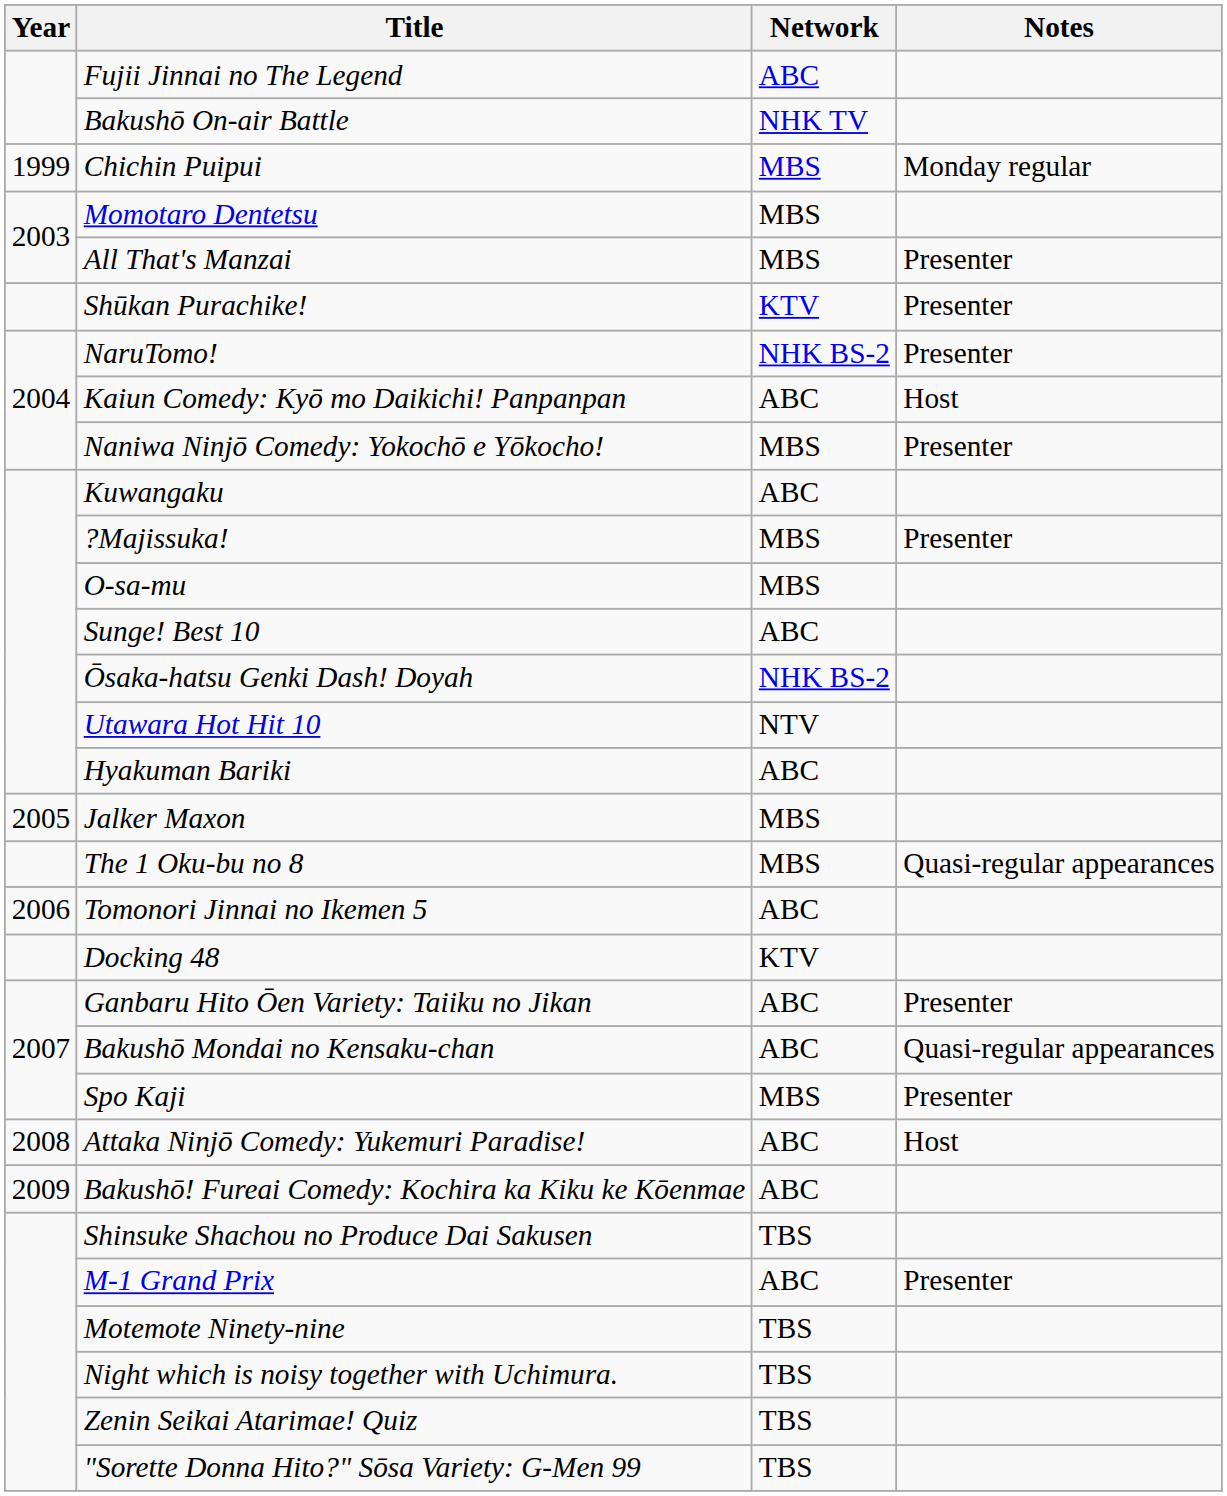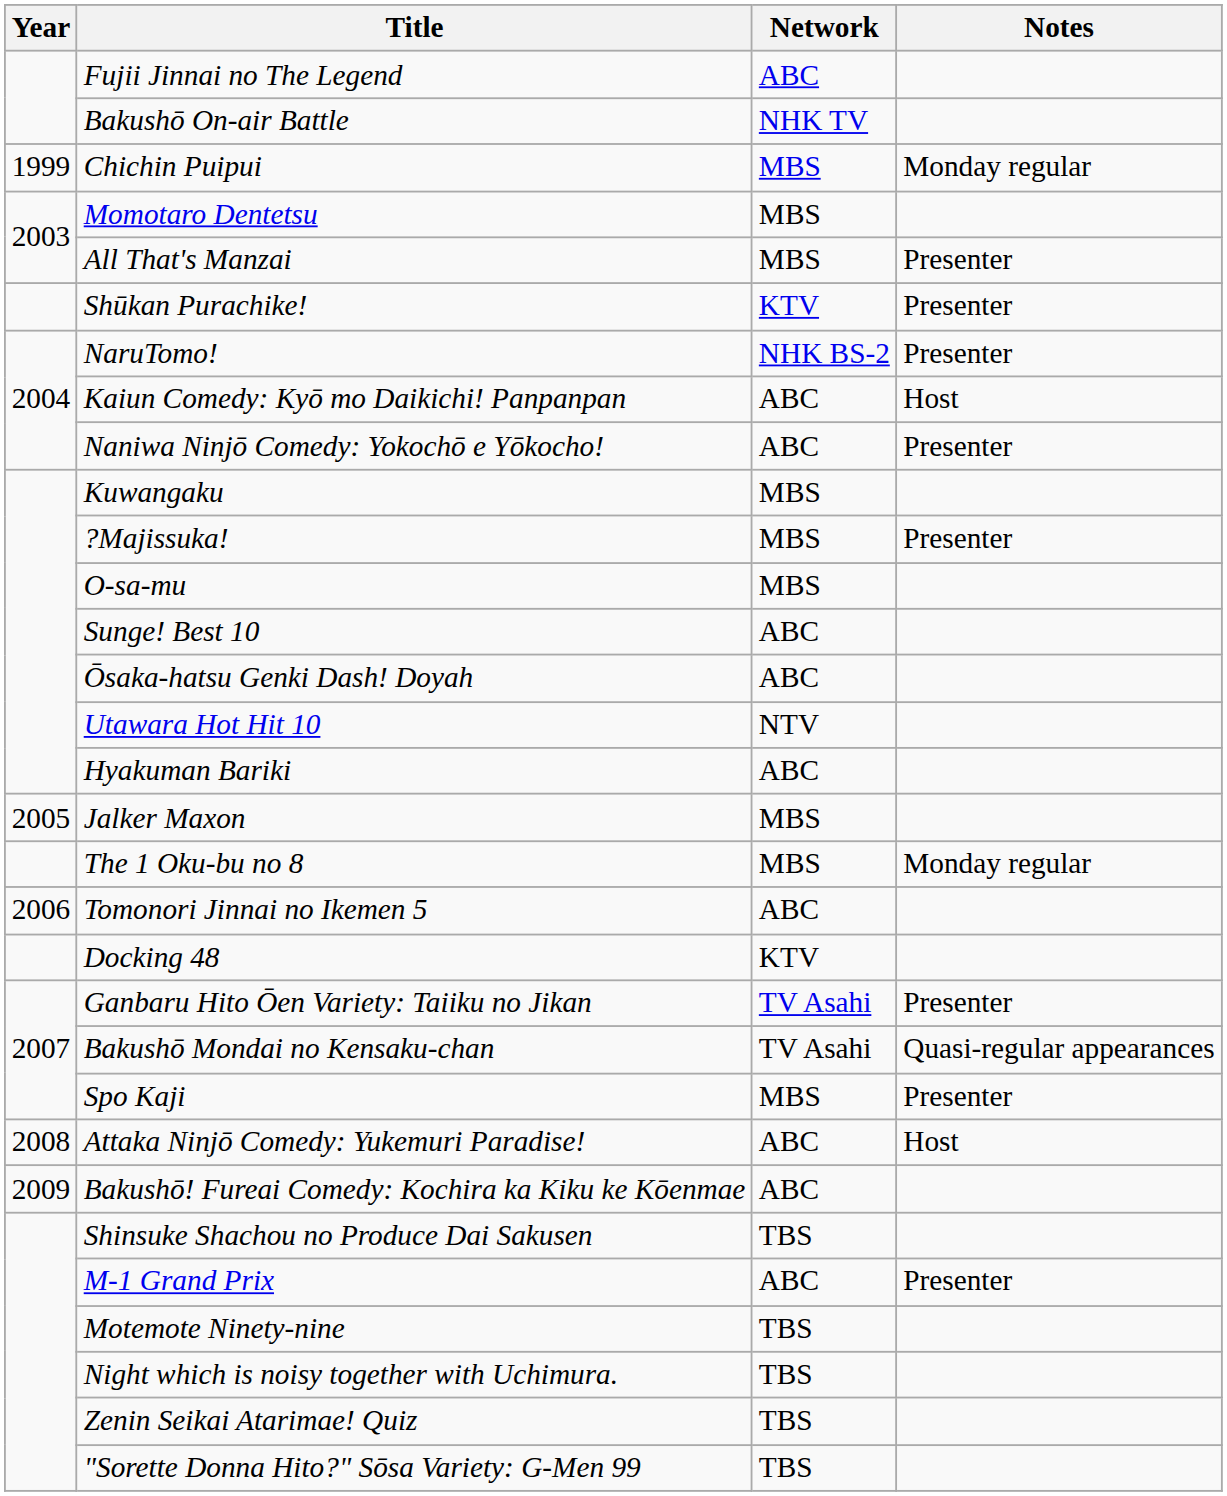(790, 445) MBS -> (789, 445) ABC
(789, 492) ABC -> (790, 492) MBS
(824, 677) NHK BS-2 -> (789, 677) ABC
(1059, 863) Quasi-regular appearances -> (997, 863) Monday regular
(789, 1002) ABC -> (815, 1002) TV Asahi
(789, 1049) ABC -> (815, 1049) TV Asahi
